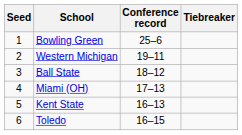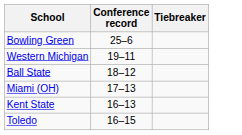- column: (19, 18)
